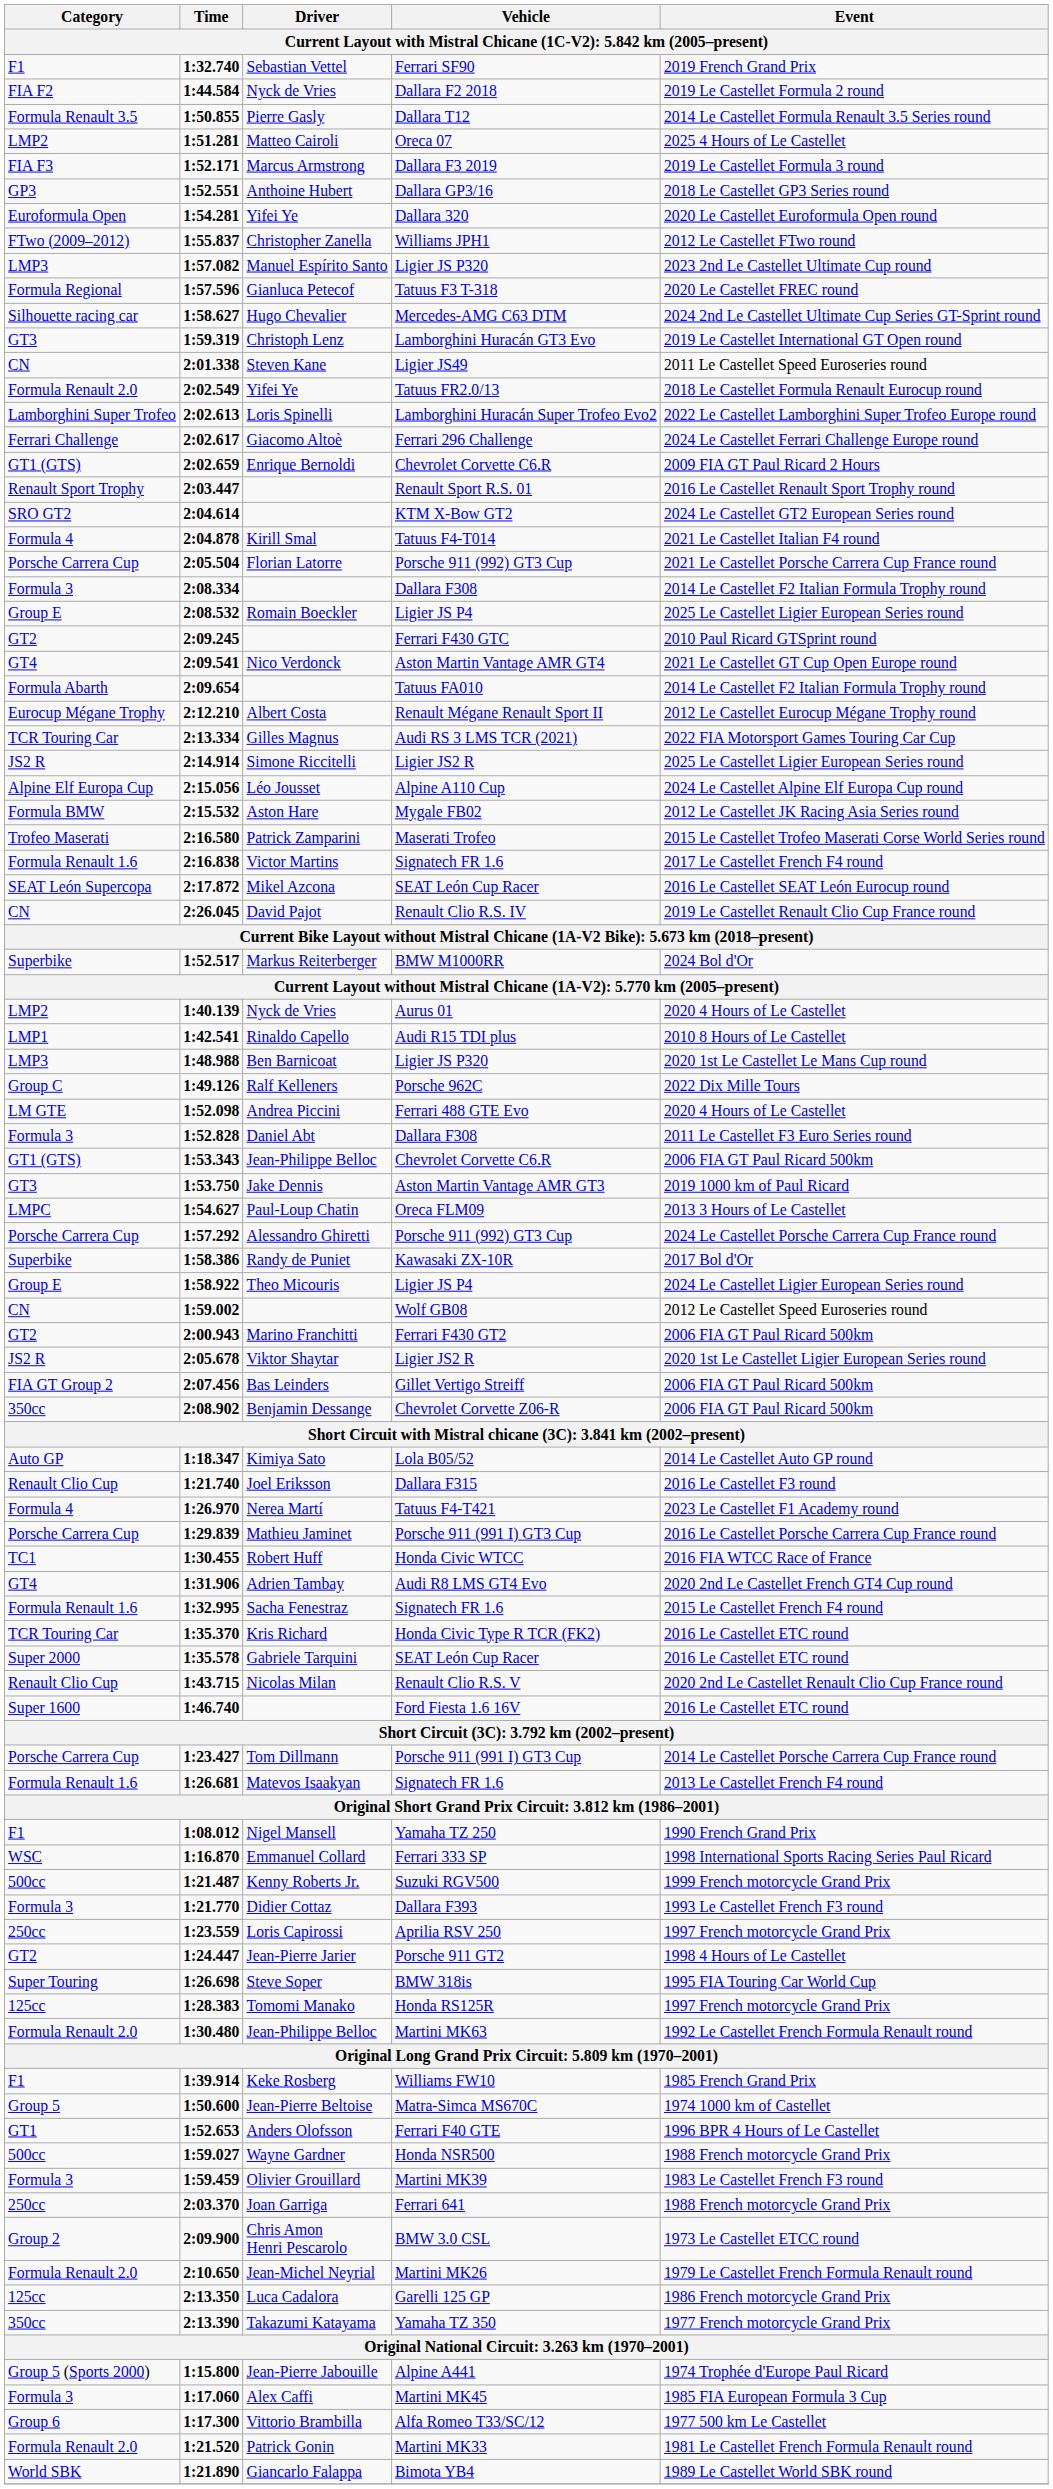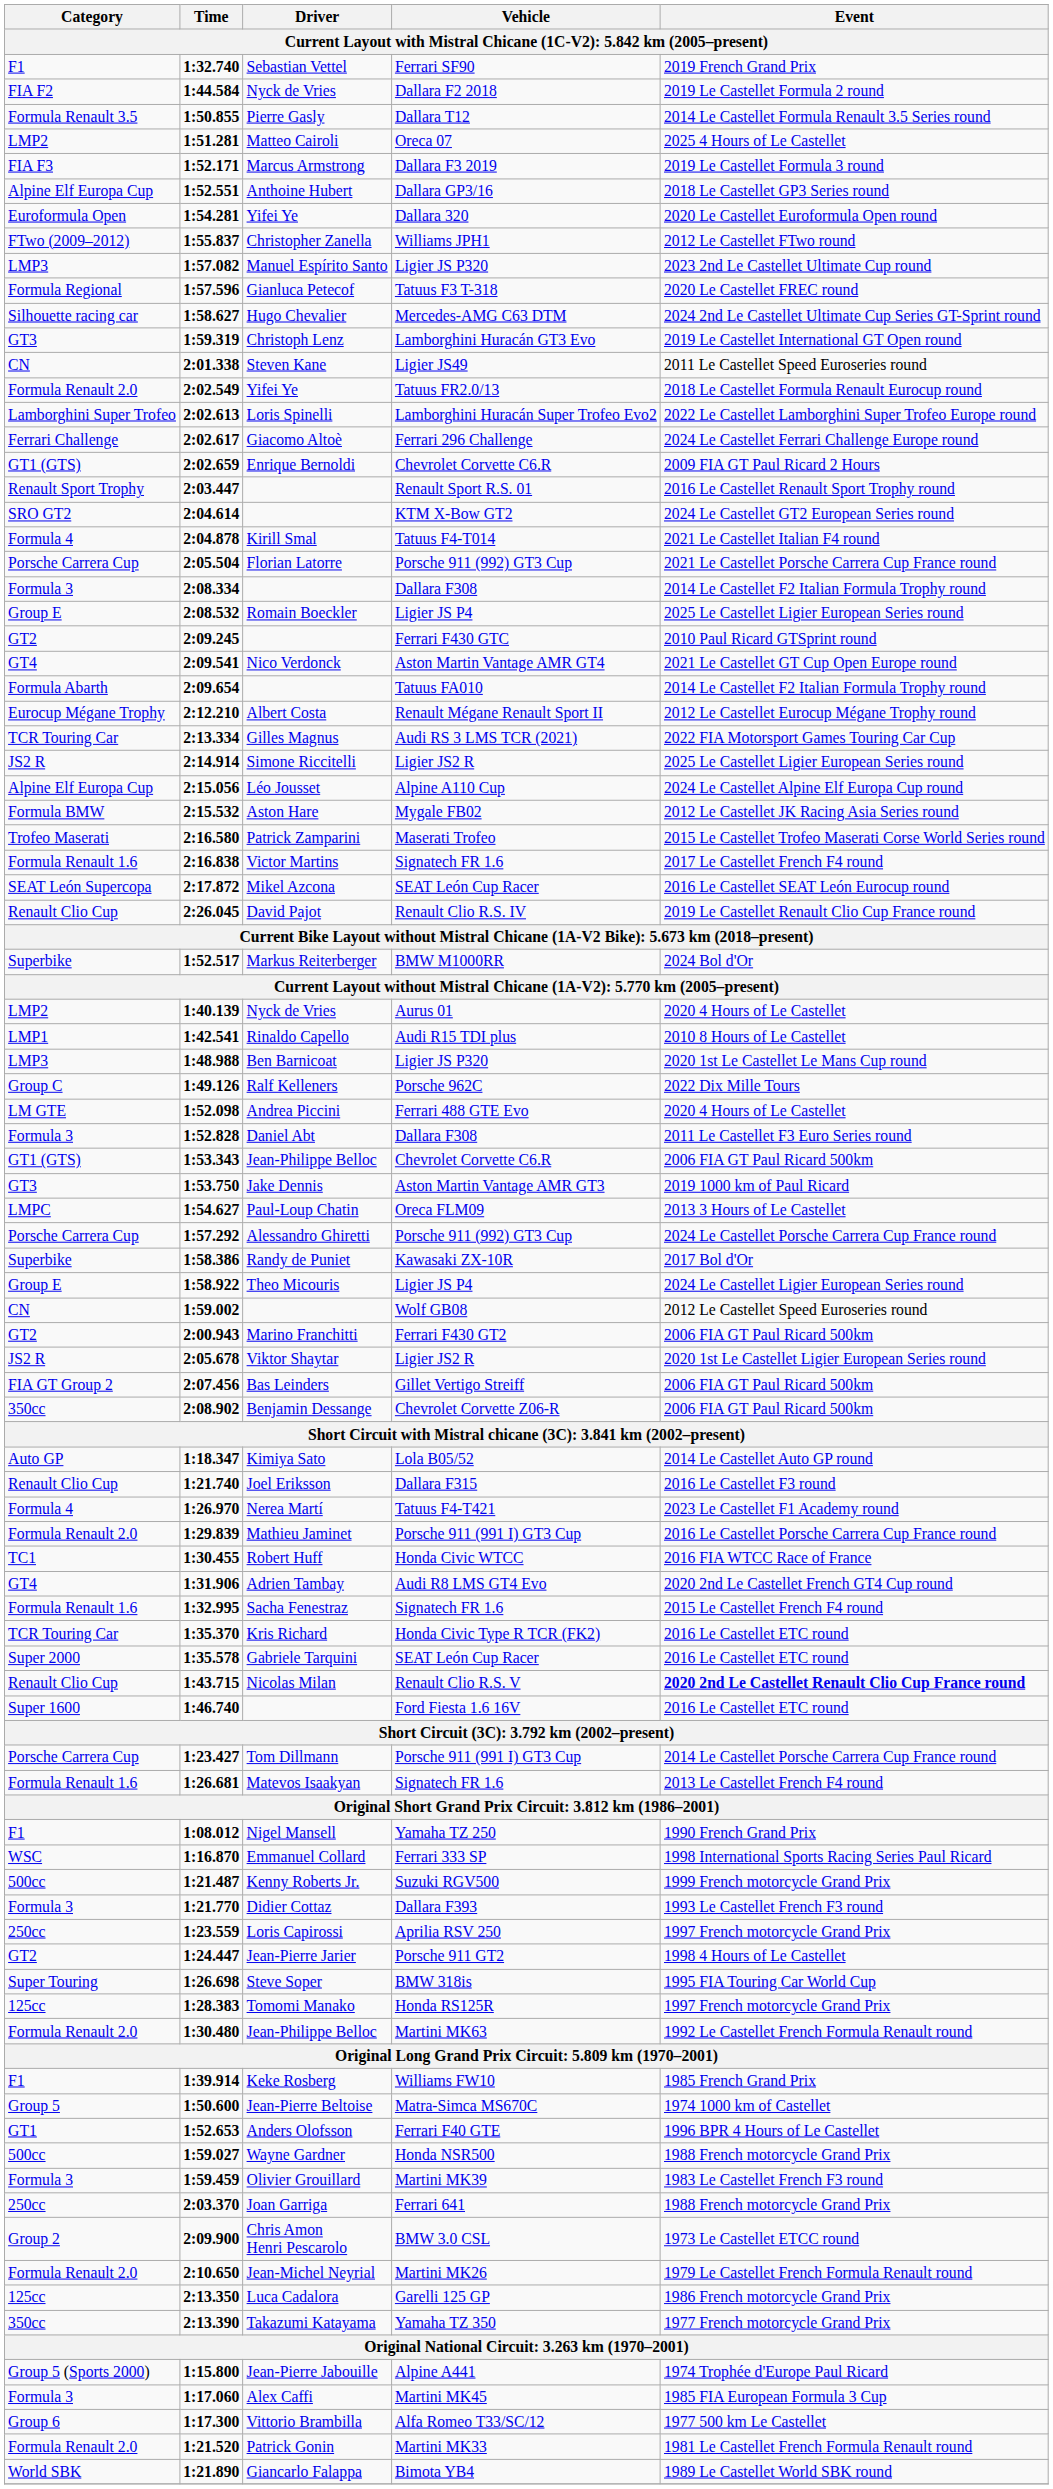(22, 191) GP3 -> (81, 191) Alpine Elf Europa Cup
(19, 912) CN -> (63, 912) Renault Clio Cup
(73, 1533) Porsche Carrera Cup -> (73, 1533) Formula Renault 2.0
(833, 1683) normal -> (845, 1683) bold
